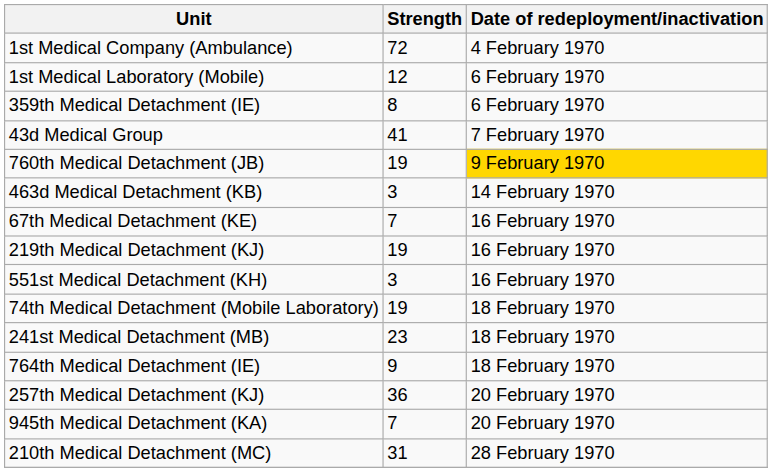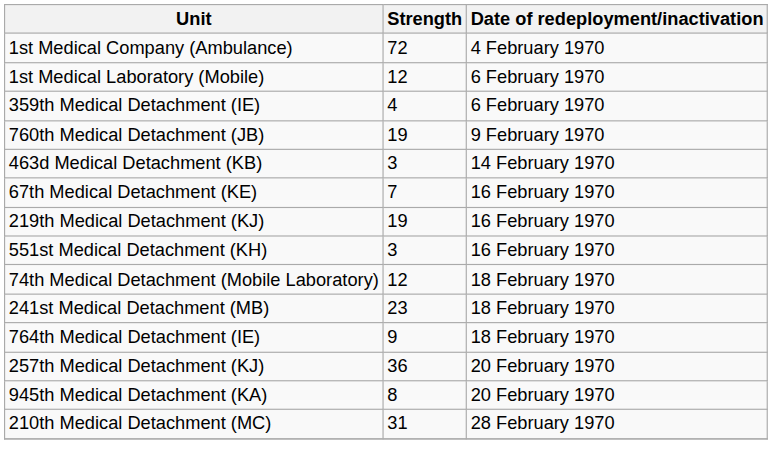(392, 105) 8 -> (392, 105) 4
- row: (86, 134)
(538, 163) gold background -> (538, 134) no background
(397, 308) 19 -> (397, 279) 12
(392, 423) 7 -> (392, 395) 8
